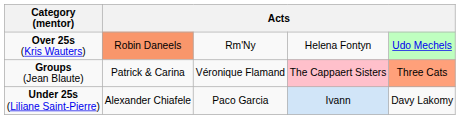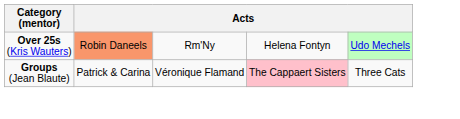(422, 74) lightsalmon background -> (380, 74) no background
- row: (53, 101)
